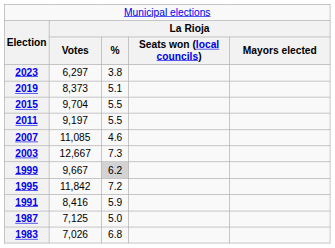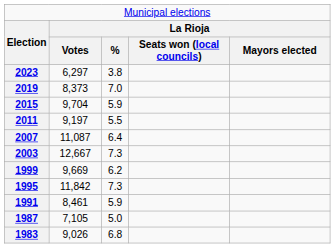(115, 89) 5.1 -> (115, 89) 7.0
(115, 105) 5.5 -> (115, 105) 5.9
(75, 137) 11,085 -> (75, 137) 11,087
(115, 137) 4.6 -> (115, 137) 6.4
(75, 170) 9,667 -> (75, 170) 9,669
(115, 170) lightgrey background -> (115, 170) no background
(115, 186) 7.2 -> (115, 186) 7.3
(75, 202) 8,416 -> (75, 202) 8,461
(75, 219) 7,125 -> (75, 219) 7,105
(75, 235) 7,026 -> (75, 235) 9,026
